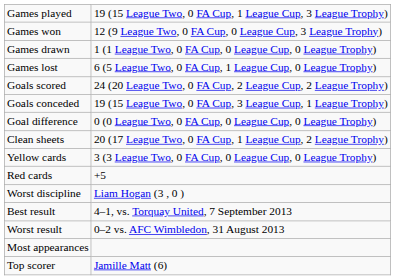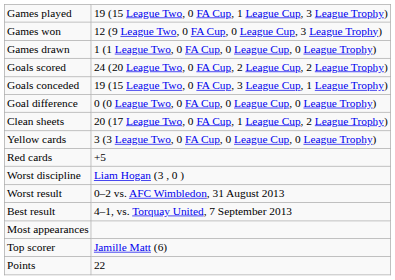- row: (32, 67)
rows swapped: (31, 211) <-> (34, 229)
+ row: (21, 265)
